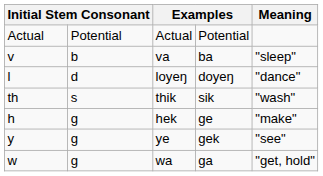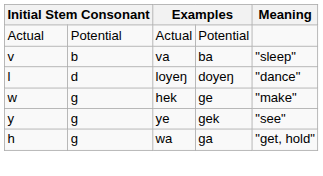- row: (166, 98)
(11, 118) h -> (12, 98) w
(12, 160) w -> (11, 139) h
